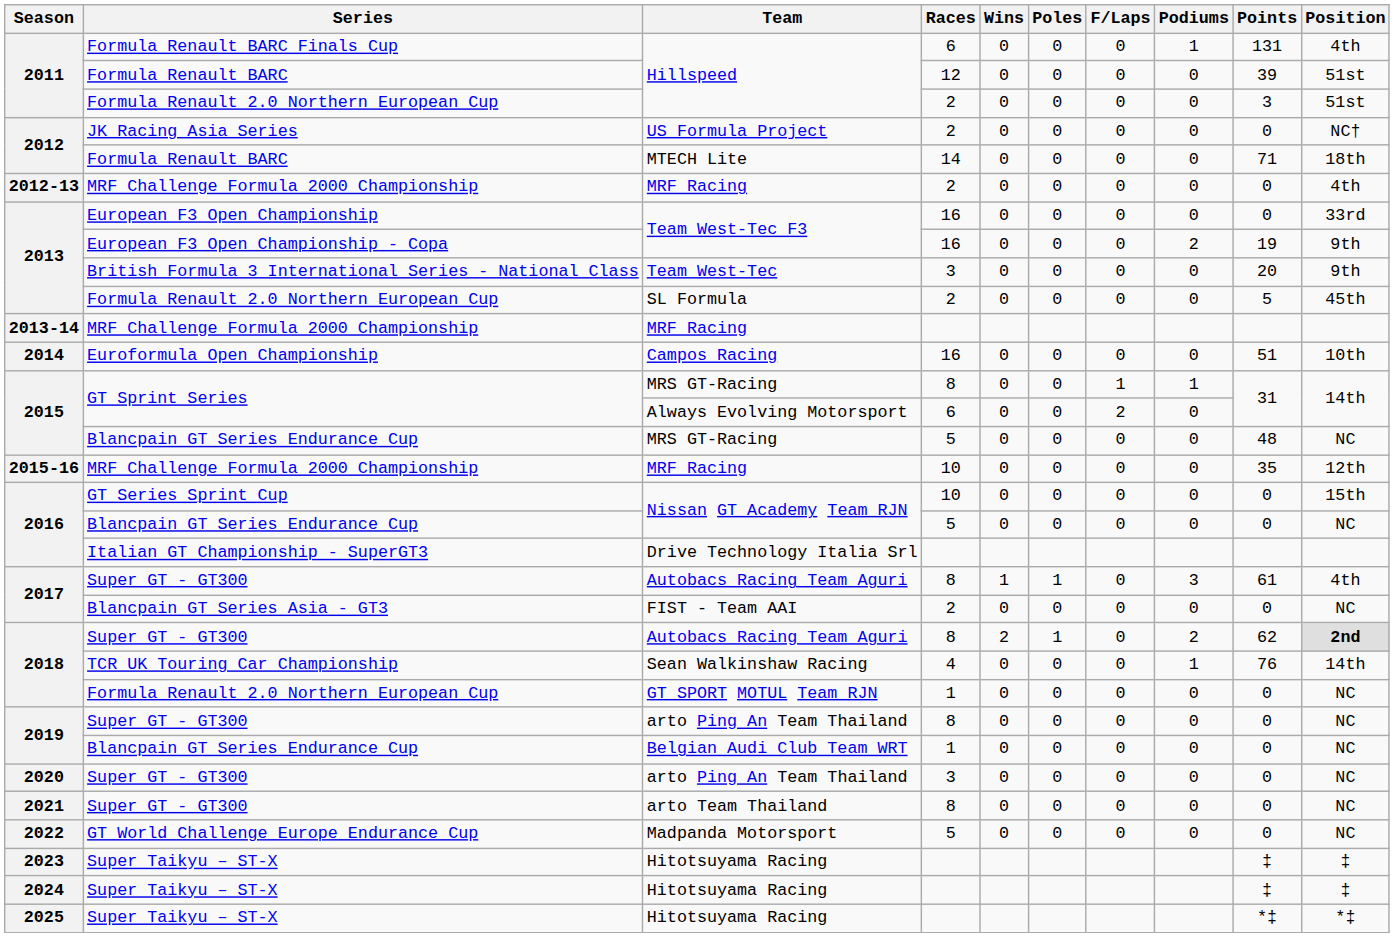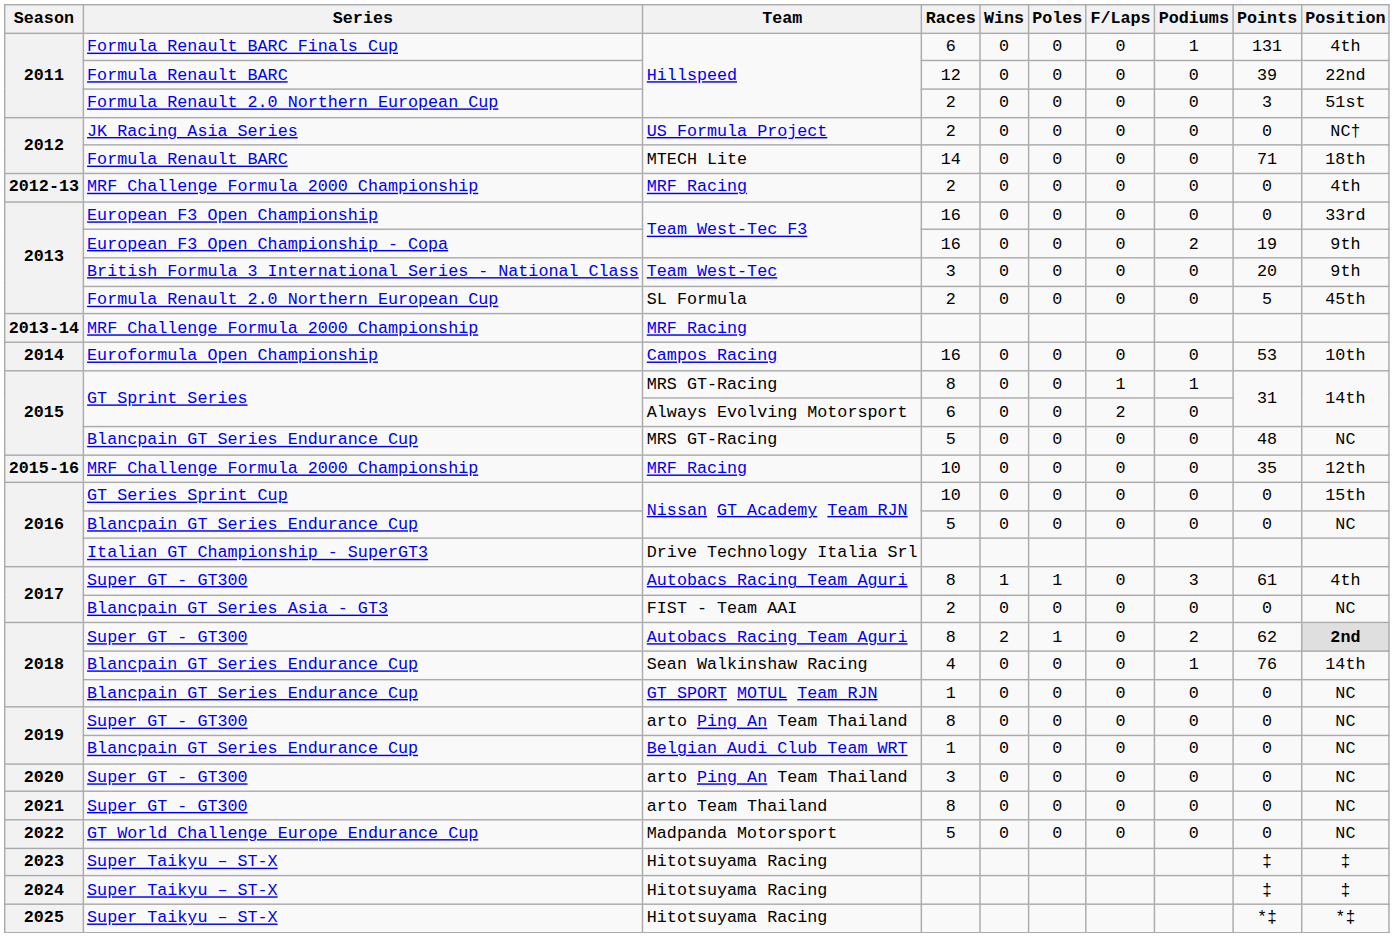(1345, 75) 51st -> (1345, 75) 22nd
(1267, 356) 51 -> (1267, 356) 53
(243, 665) TCR UK Touring Car Championship -> (253, 665) Blancpain GT Series Endurance Cup
(293, 693) Formula Renault 2.0 Northern European Cup -> (253, 693) Blancpain GT Series Endurance Cup
